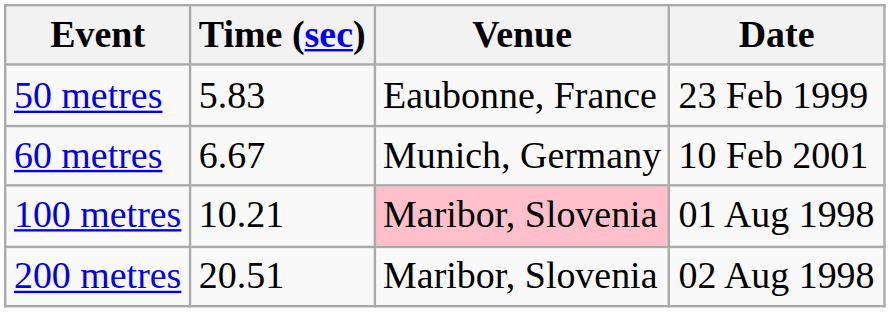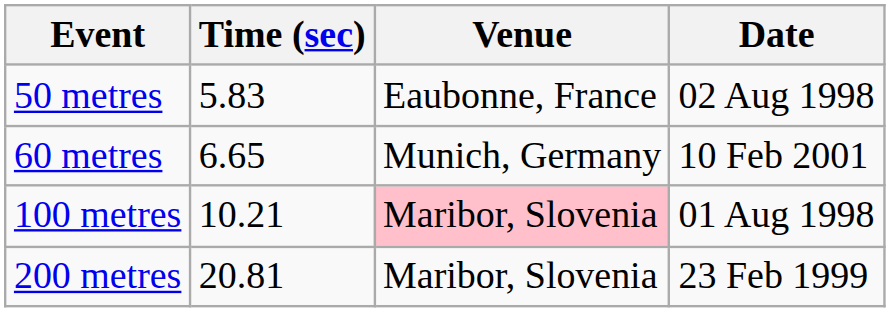(773, 94) 23 Feb 1999 -> (777, 94) 02 Aug 1998
(232, 154) 6.67 -> (232, 154) 6.65
(242, 275) 20.51 -> (242, 275) 20.81
(777, 275) 02 Aug 1998 -> (773, 275) 23 Feb 1999
